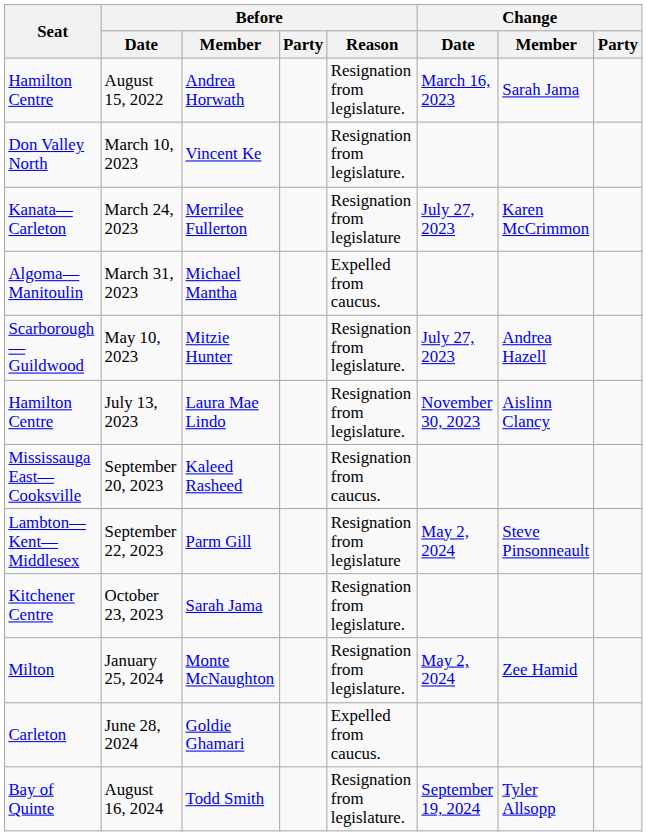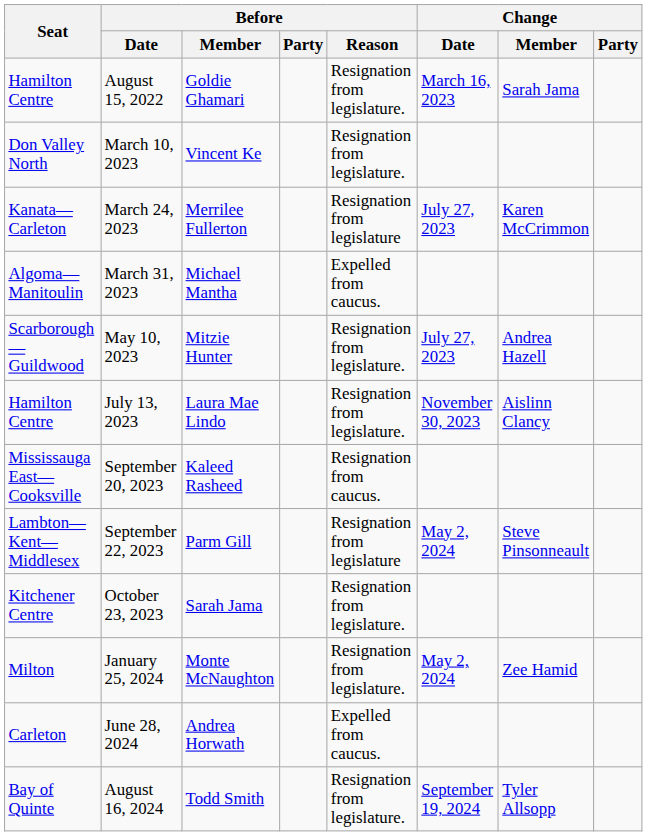(215, 90) Andrea Horwath -> (215, 90) Goldie Ghamari
(215, 734) Goldie Ghamari -> (215, 734) Andrea Horwath
